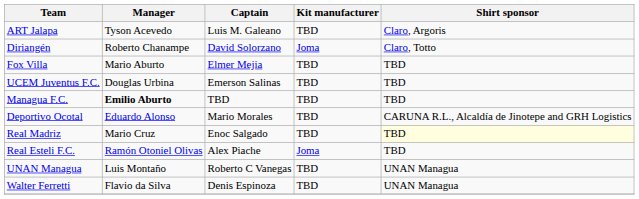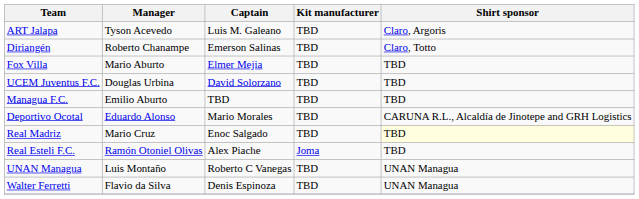(244, 47) David Solorzano -> (244, 47) Emerson Salinas
(308, 47) Joma -> (307, 47) TBD
(244, 82) Emerson Salinas -> (244, 82) David Solorzano
(138, 99) bold -> (136, 99) normal
